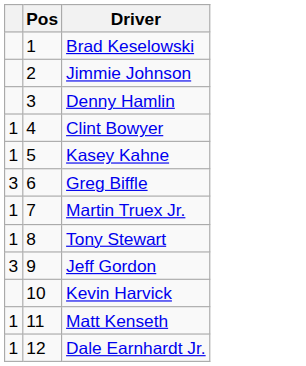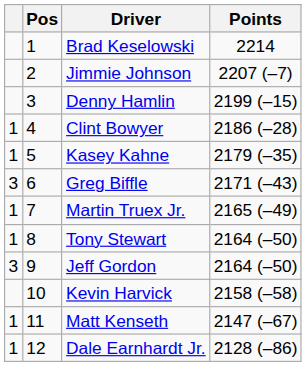+ column: (256, 18)
